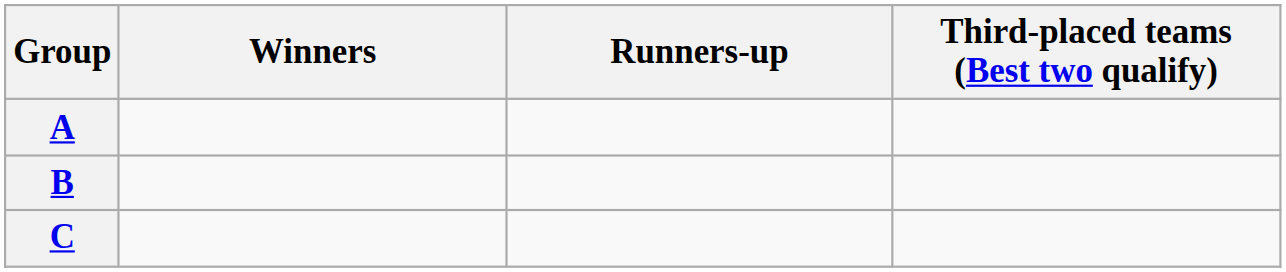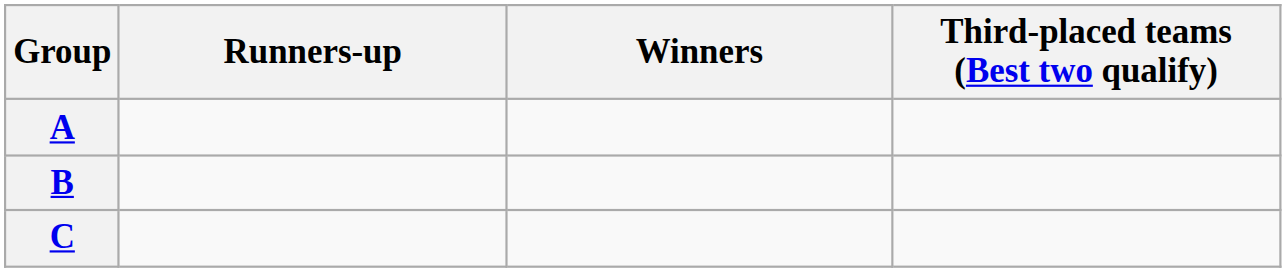columns swapped: (313, 51) <-> (699, 51)
